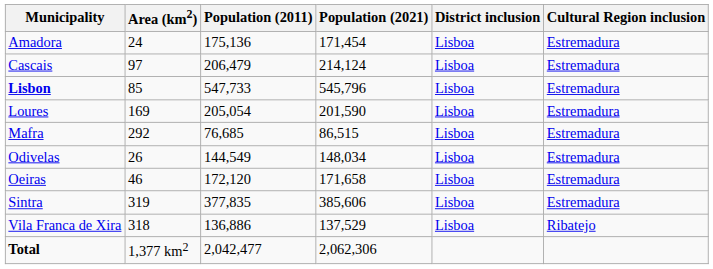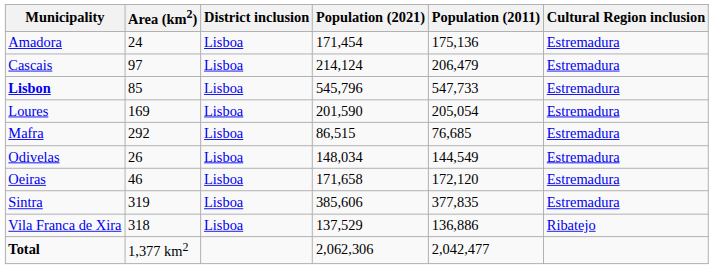columns swapped: (258, 17) <-> (488, 17)
